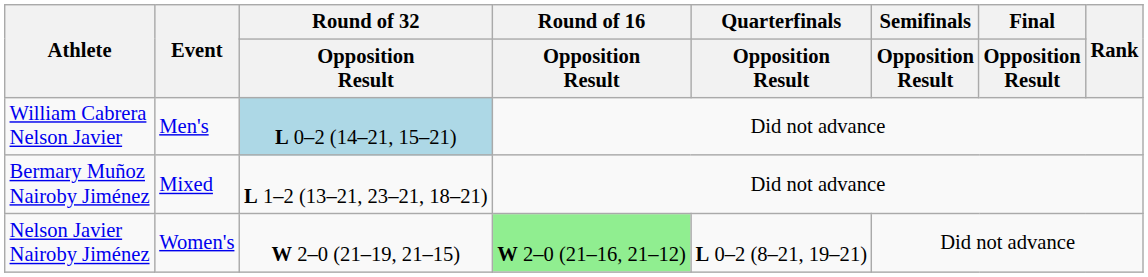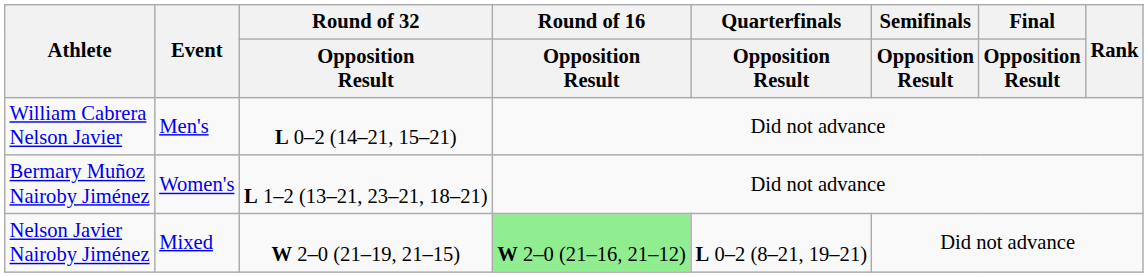(366, 138) lightblue background -> (366, 138) no background
(186, 184) Mixed -> (197, 184) Women's
(197, 242) Women's -> (186, 242) Mixed
